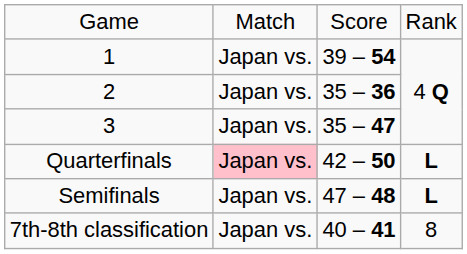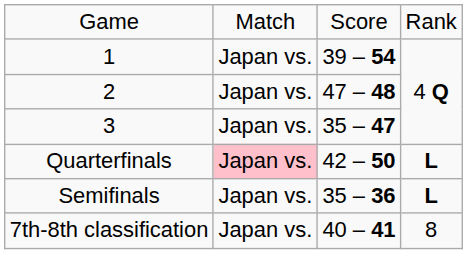(359, 91) 35 – 36 -> (359, 91) 47 – 48
(359, 195) 47 – 48 -> (359, 195) 35 – 36
